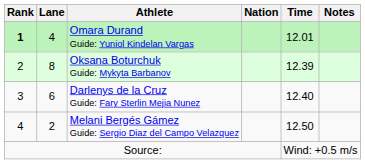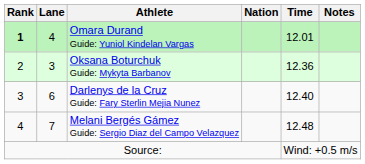(52, 66) 8 -> (52, 66) 3
(300, 66) 12.39 -> (300, 66) 12.36
(52, 126) 2 -> (52, 126) 7
(300, 126) 12.50 -> (300, 126) 12.48
